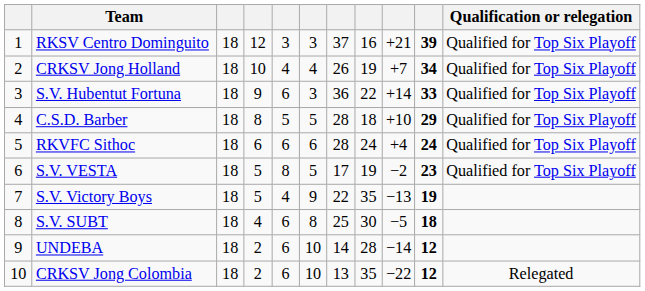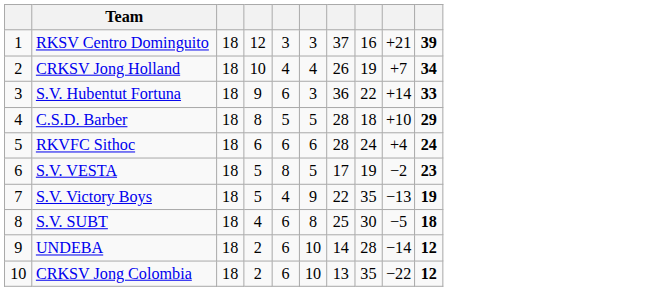- column: (541, 17)
